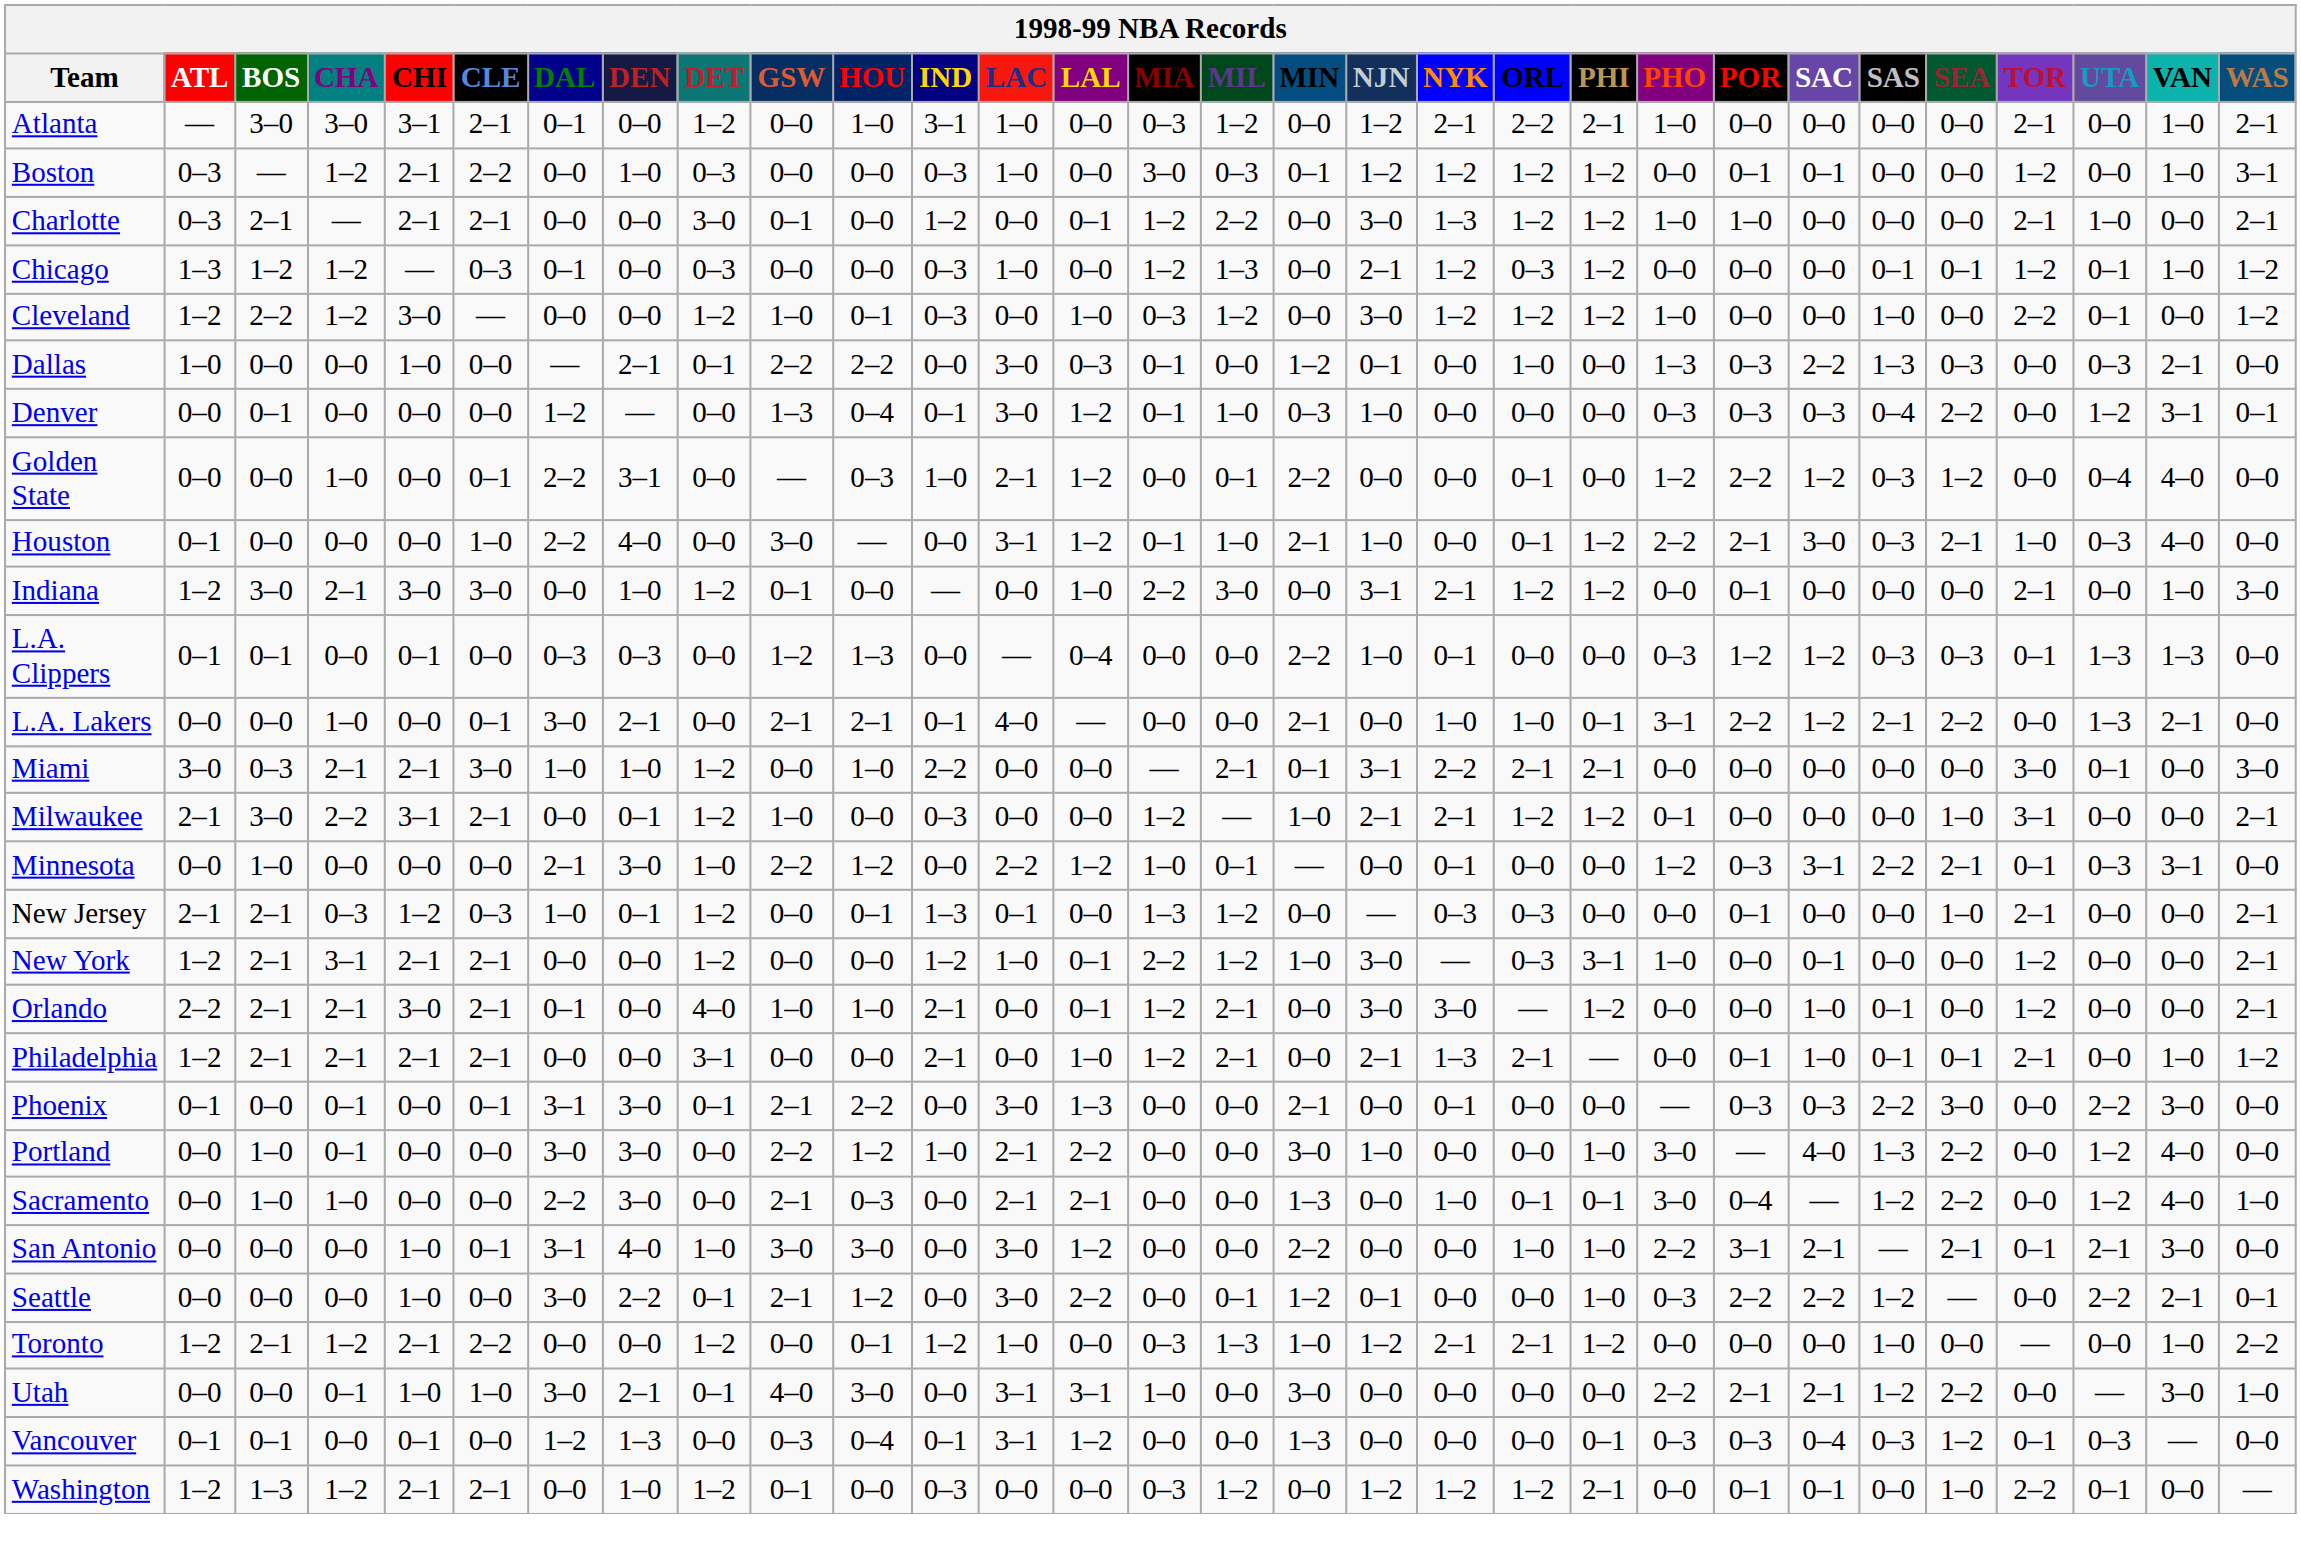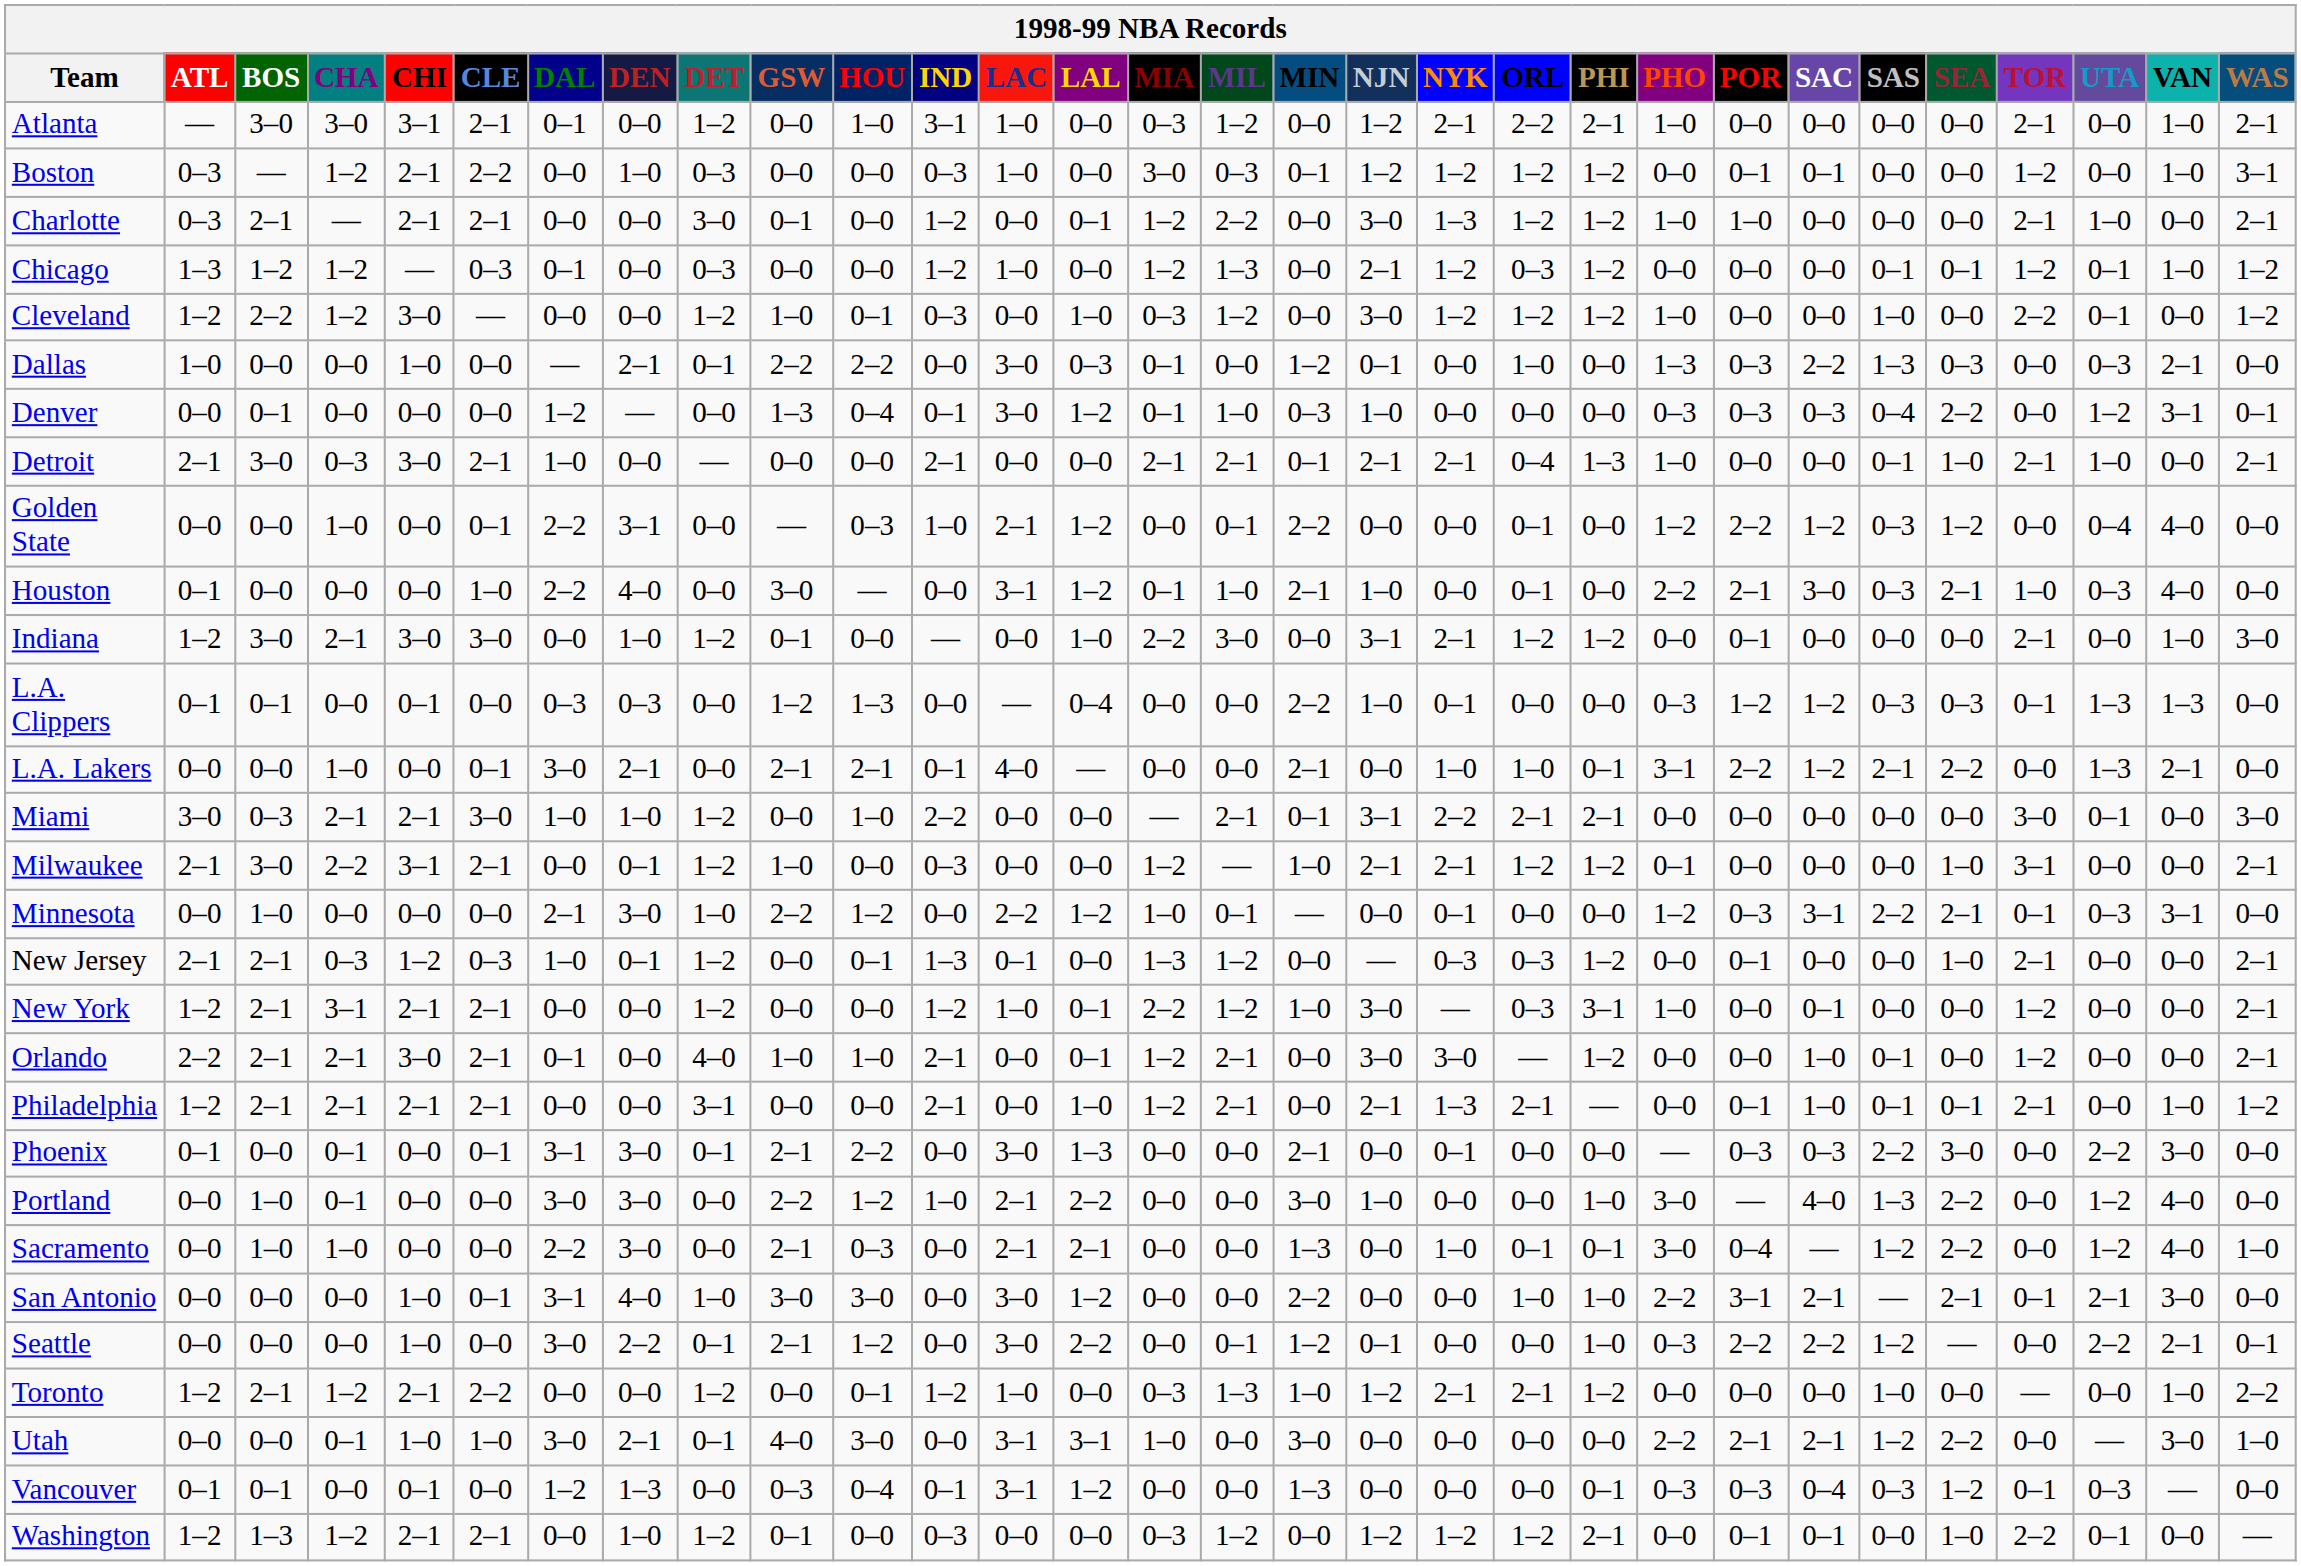(946, 268) 0–3 -> (946, 268) 1–2
+ row: (53, 460)
(1604, 542) 1–2 -> (1604, 590) 0–0
(1604, 913) 0–0 -> (1604, 961) 1–2
